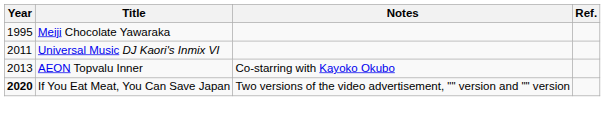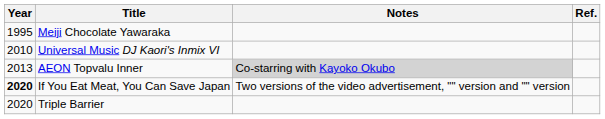(19, 50) 2011 -> (20, 50) 2010
(315, 68) no background -> (315, 68) lightgrey background
+ row: (71, 104)
